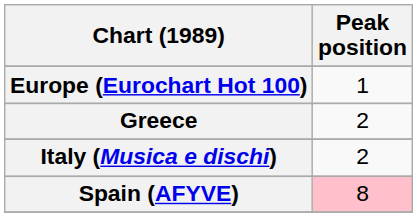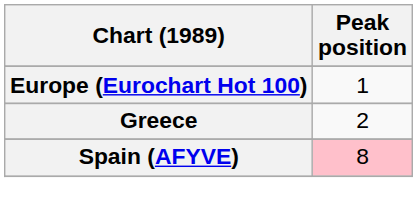- row: (159, 157)
